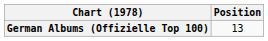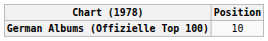(237, 29) 13 -> (237, 29) 10
